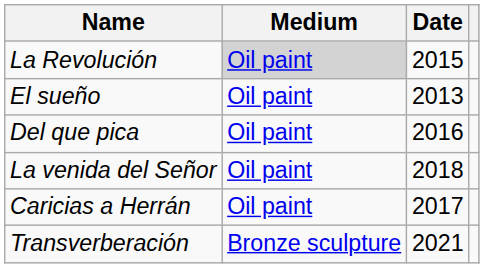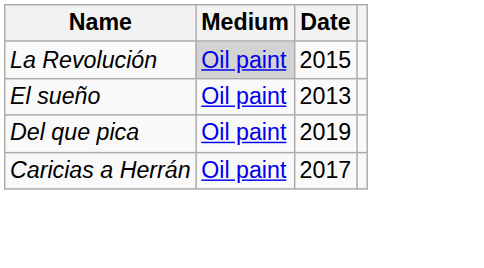(438, 133) 2016 -> (325, 133) 2019
- row: (113, 170)
- row: (99, 243)
